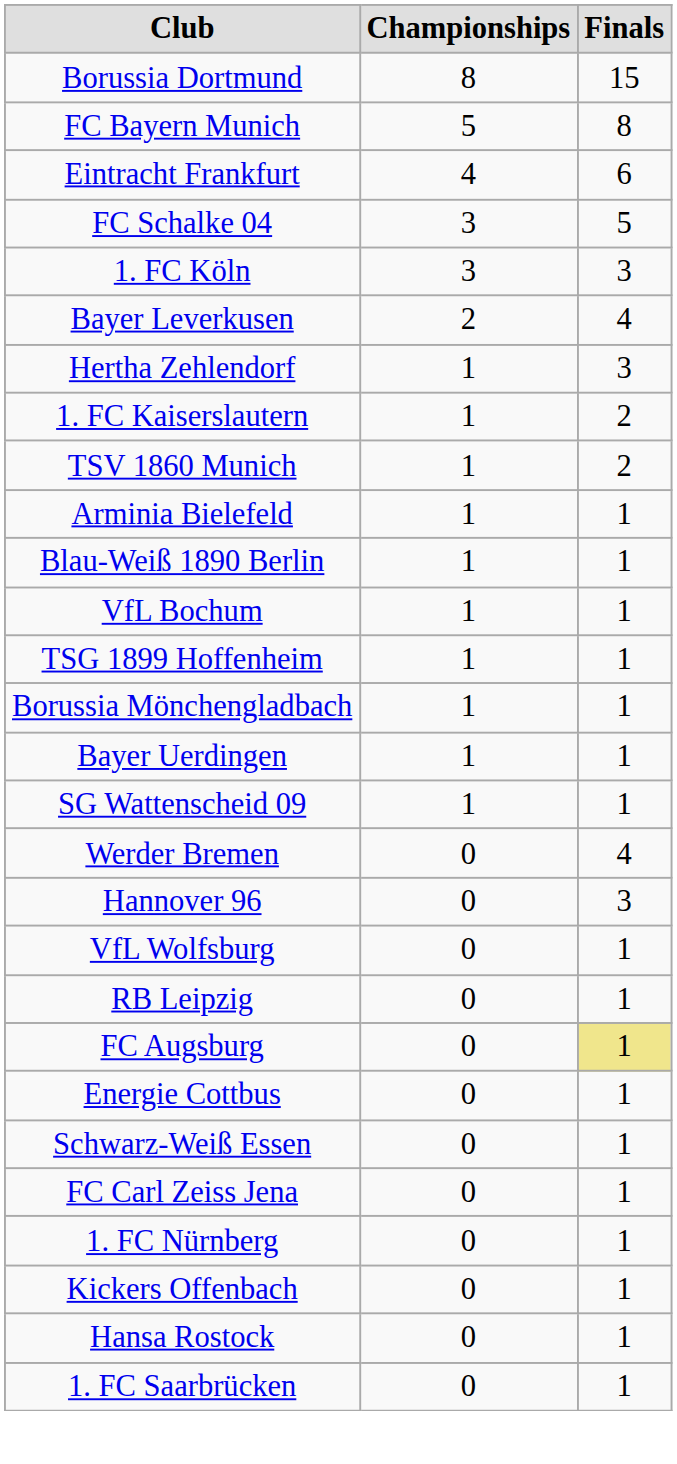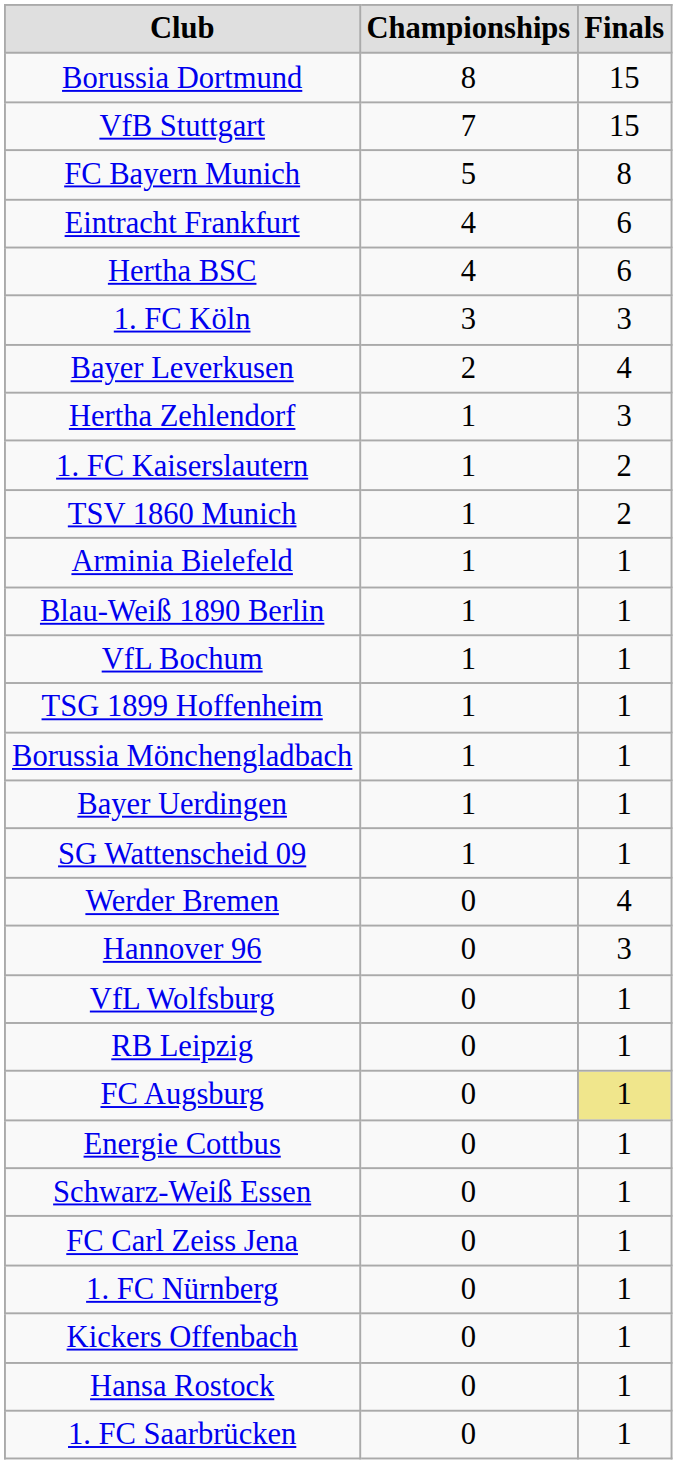+ row: (182, 125)
+ row: (182, 271)
- row: (182, 222)
